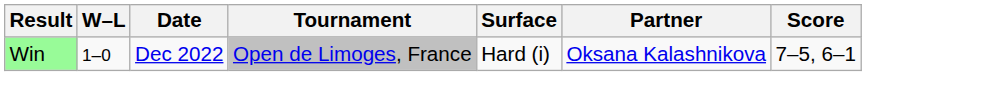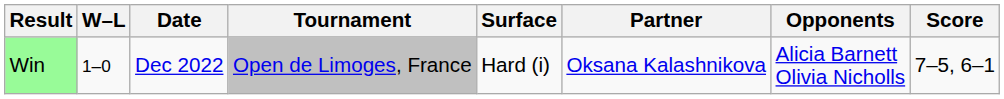+ column: (840, 20)
